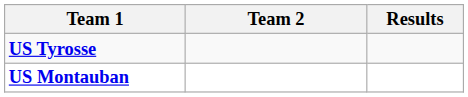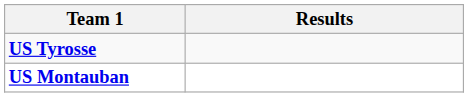- column: (276, 19)
